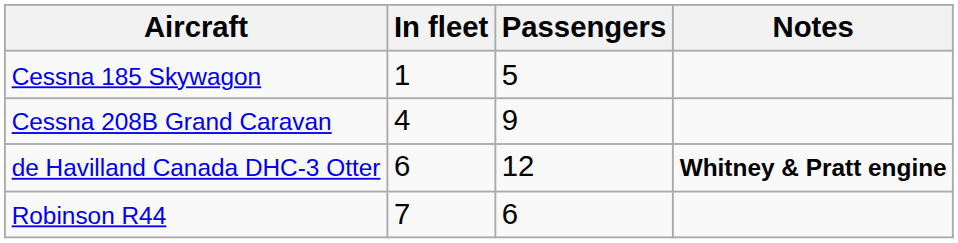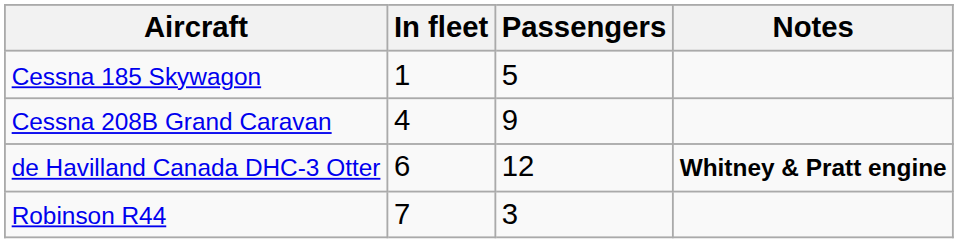(510, 213) 6 -> (510, 213) 3
